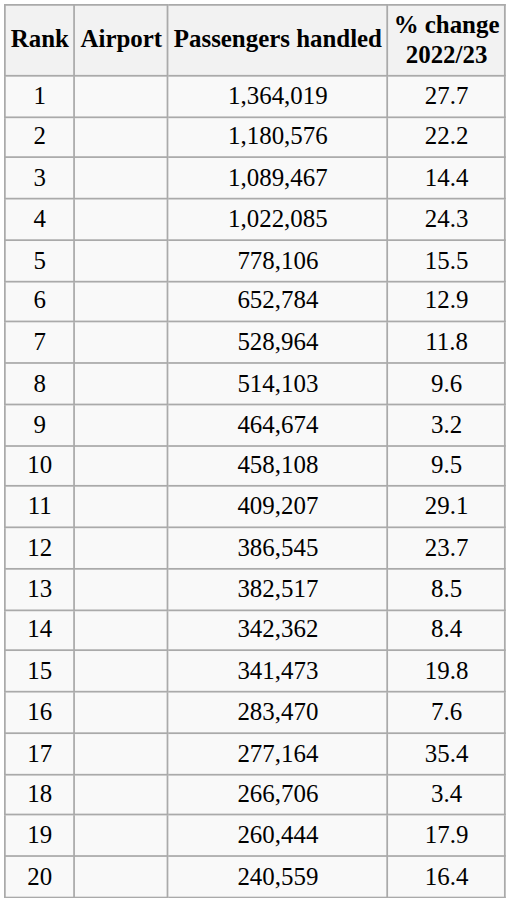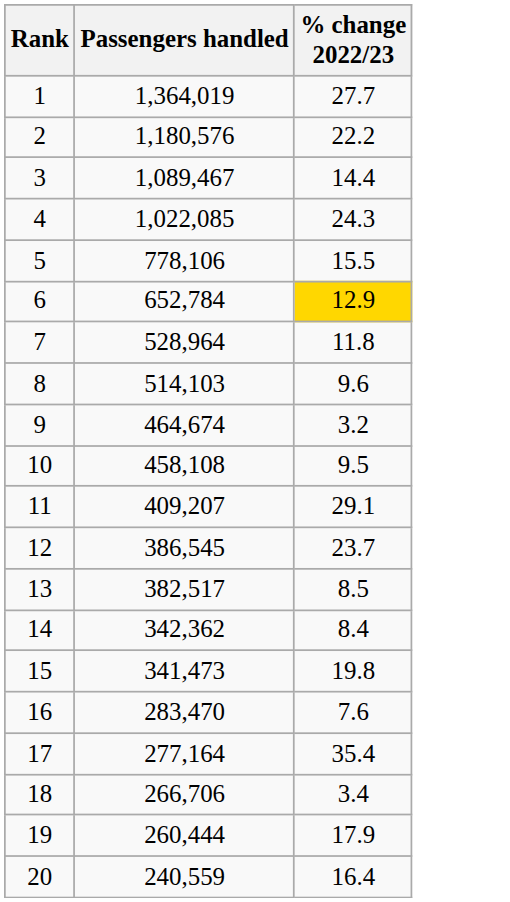- column: (121, 40)
(447, 301) no background -> (353, 301) gold background
